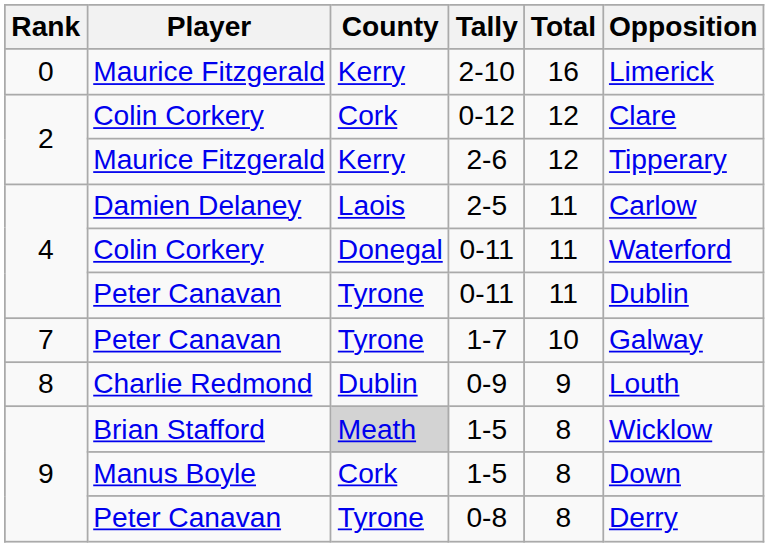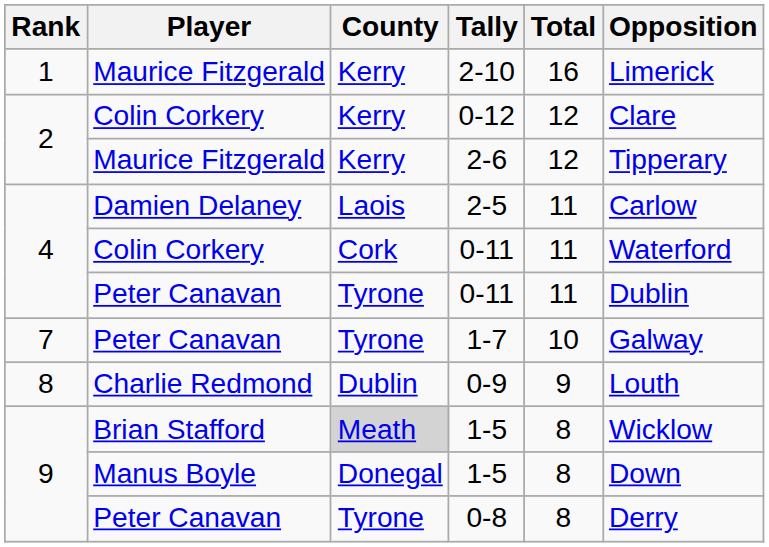(46, 71) 0 -> (46, 71) 1
(368, 116) Cork -> (371, 116) Kerry
(390, 250) Donegal -> (368, 250) Cork
(368, 473) Cork -> (390, 473) Donegal
